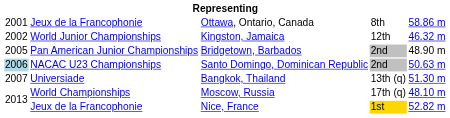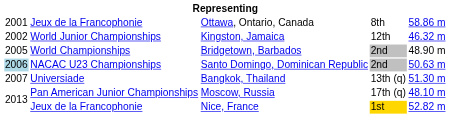(114, 51) Pan American Junior Championships -> (80, 51) World Championships
(80, 93) World Championships -> (114, 93) Pan American Junior Championships
